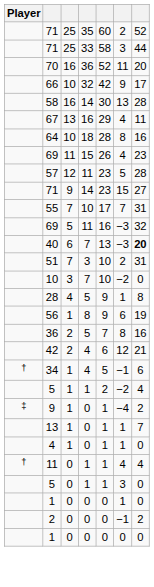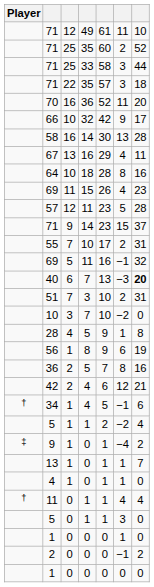+ row: (52, 31)
+ row: (52, 84)
(140, 191) 27 -> (140, 226) 37
(123, 208) 7 -> (123, 244) 2
(123, 226) −3 -> (123, 262) −1
